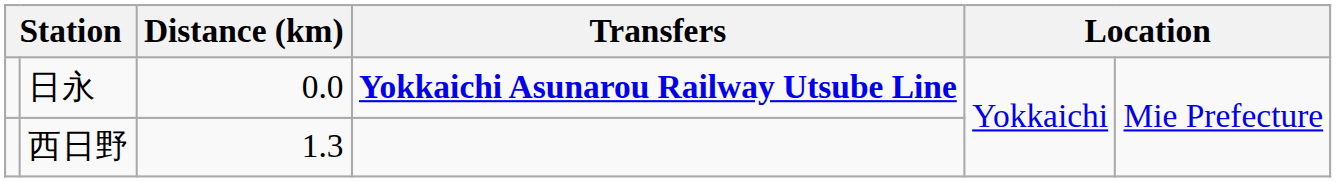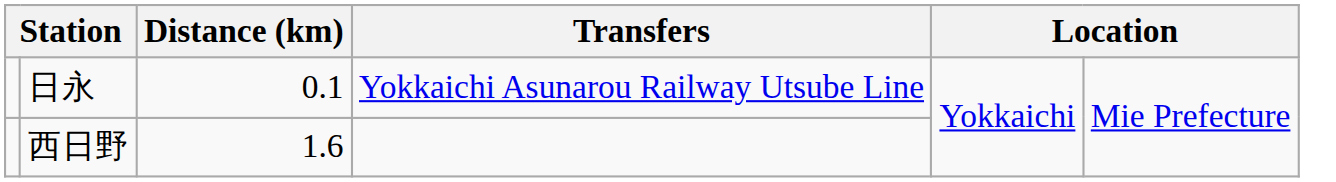(323, 87) 0.0 -> (323, 87) 0.1
(658, 87) bold -> (642, 87) normal
(323, 146) 1.3 -> (323, 146) 1.6
